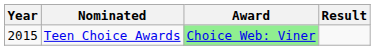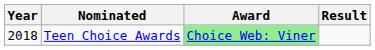(23, 35) 2015 -> (23, 35) 2018
